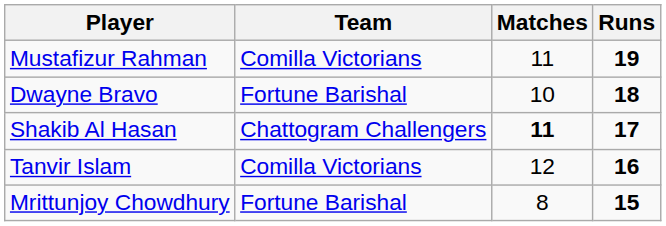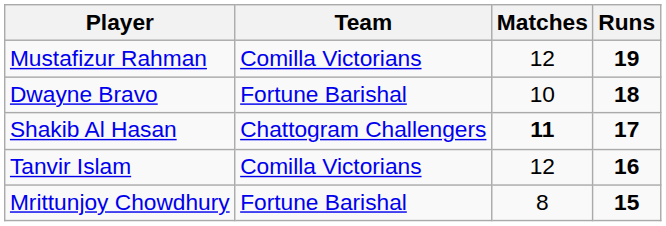(542, 58) 11 -> (542, 58) 12
